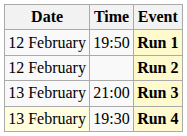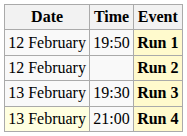(112, 93) 21:00 -> (112, 93) 19:30
(112, 118) 19:30 -> (112, 118) 21:00
